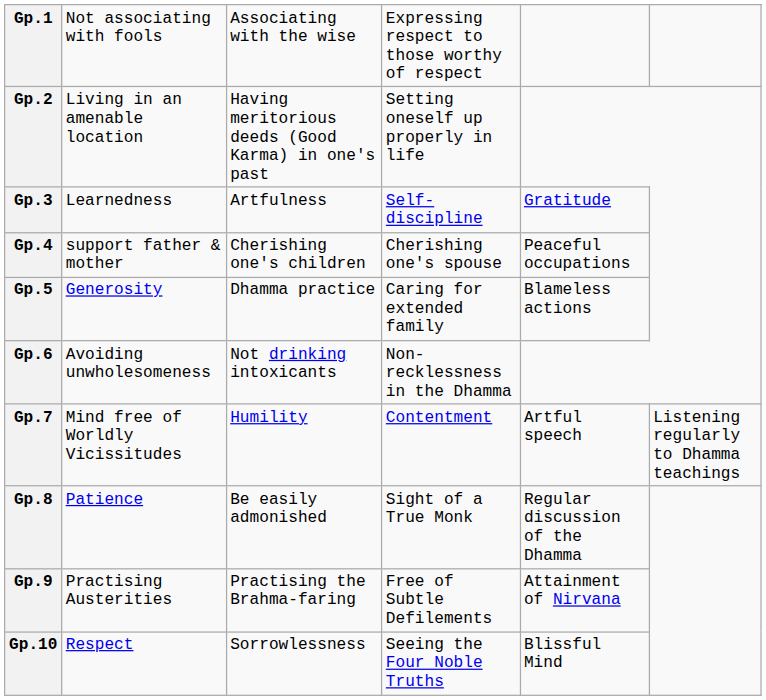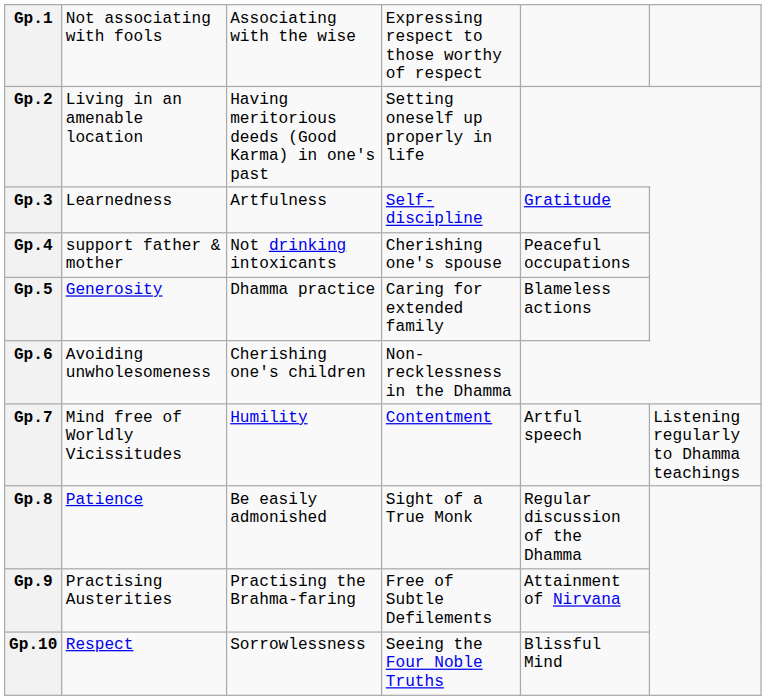(298, 255) Cherishing one's children -> (288, 255) Not drinking intoxicants
(288, 363) Not drinking intoxicants -> (298, 363) Cherishing one's children
